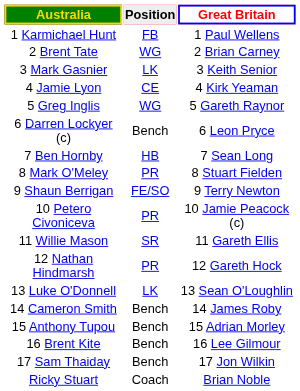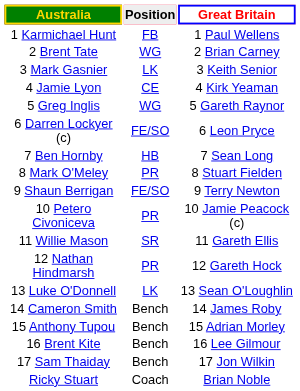(150, 130) Bench -> (150, 130) FE/SO
